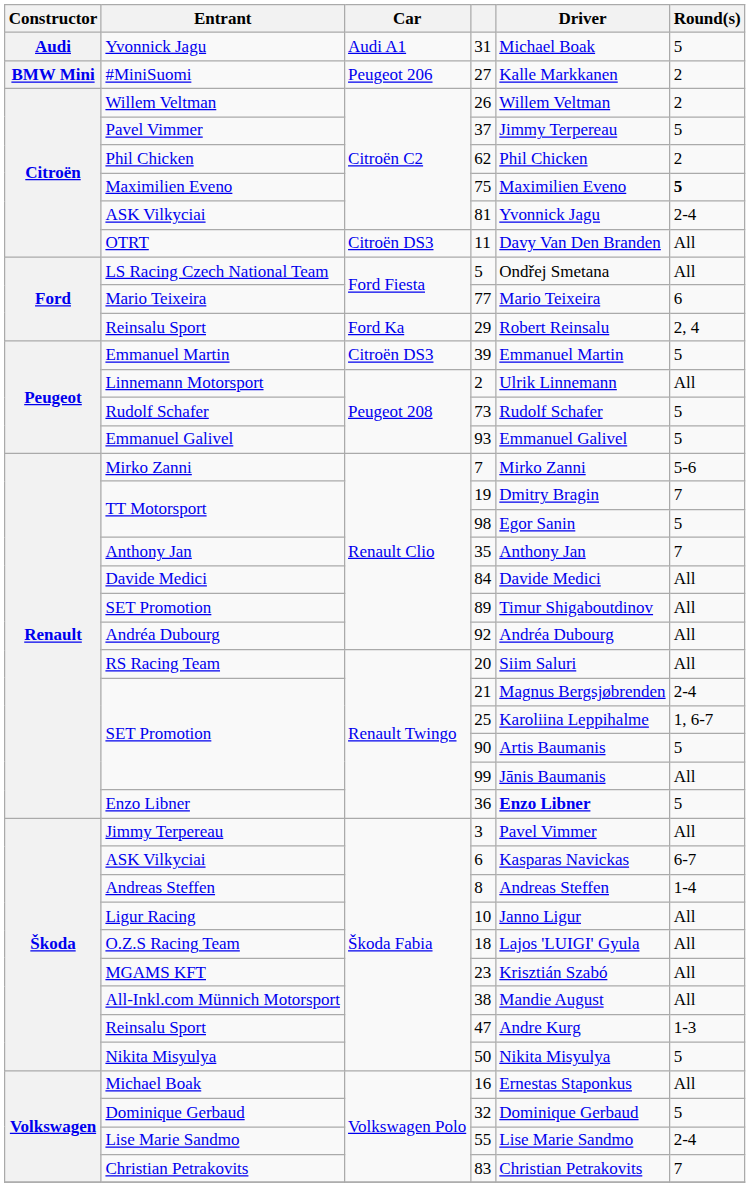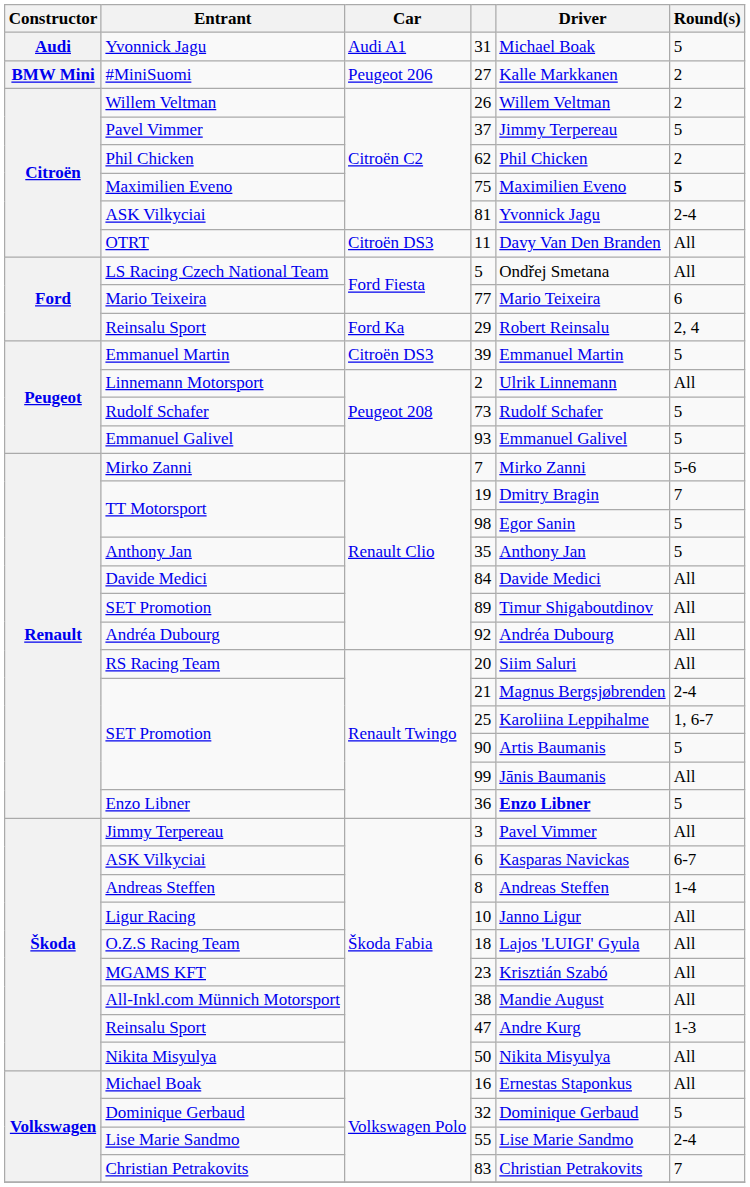(678, 551) 7 -> (678, 551) 5
(678, 1055) 5 -> (685, 1055) All
